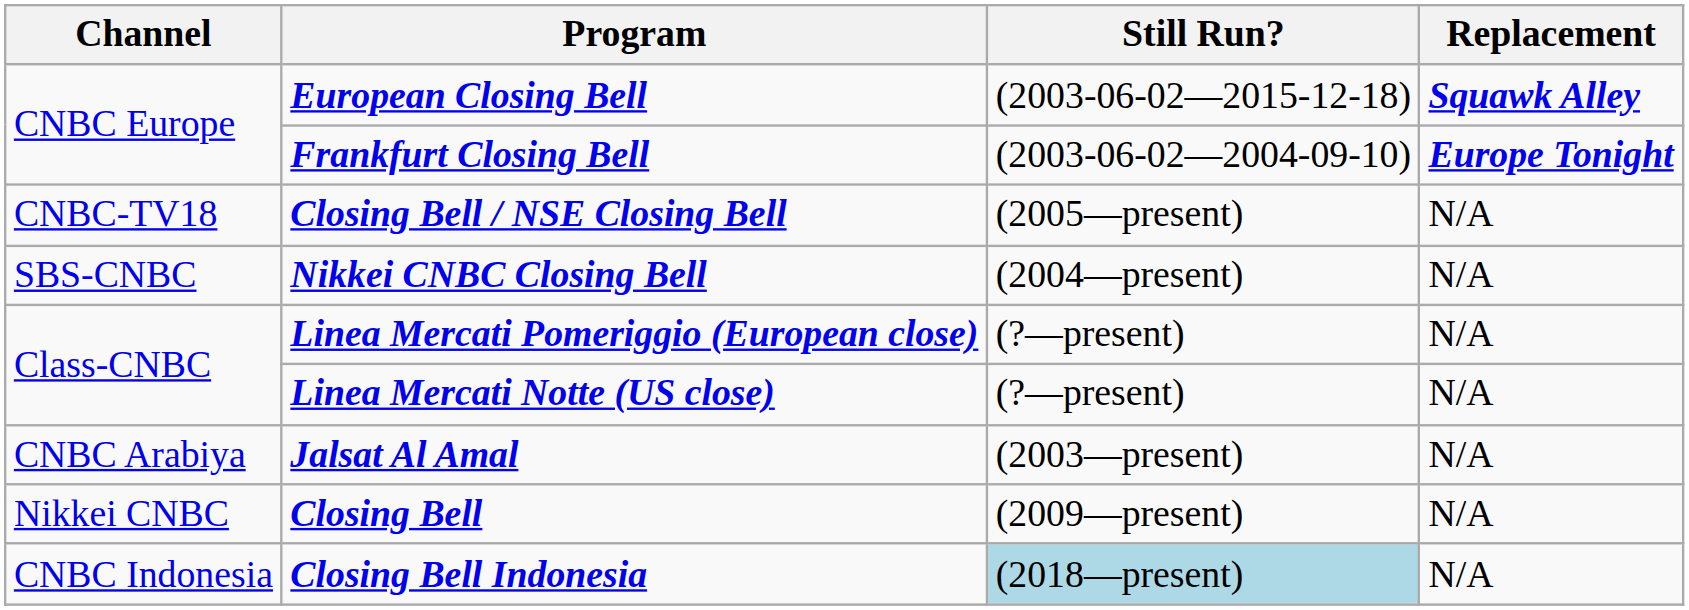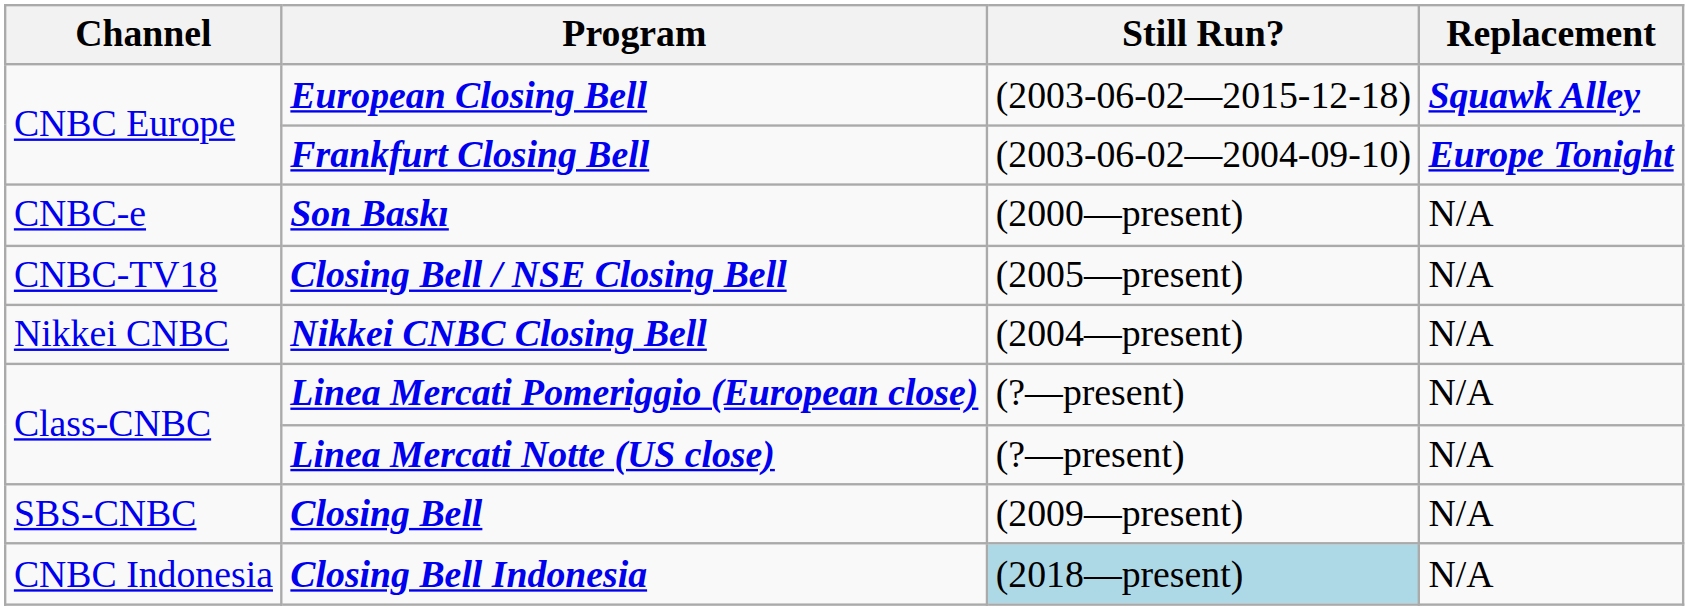+ row: (370, 214)
(105, 273) SBS-CNBC -> (121, 333) Nikkei CNBC
- row: (404, 453)
(121, 513) Nikkei CNBC -> (105, 513) SBS-CNBC
